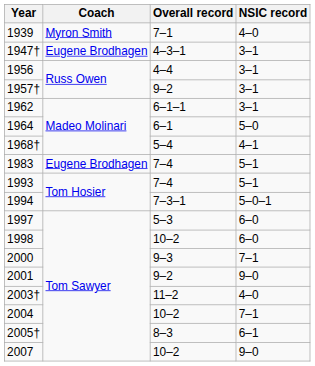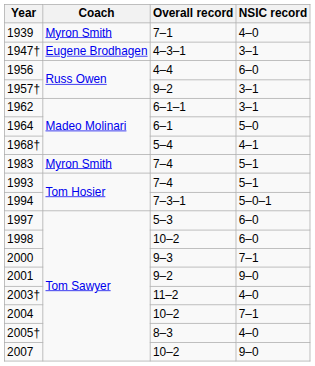(249, 70) 3–1 -> (249, 70) 6–0
(97, 164) Eugene Brodhagen -> (79, 164) Myron Smith
(249, 333) 6–1 -> (249, 333) 4–0
